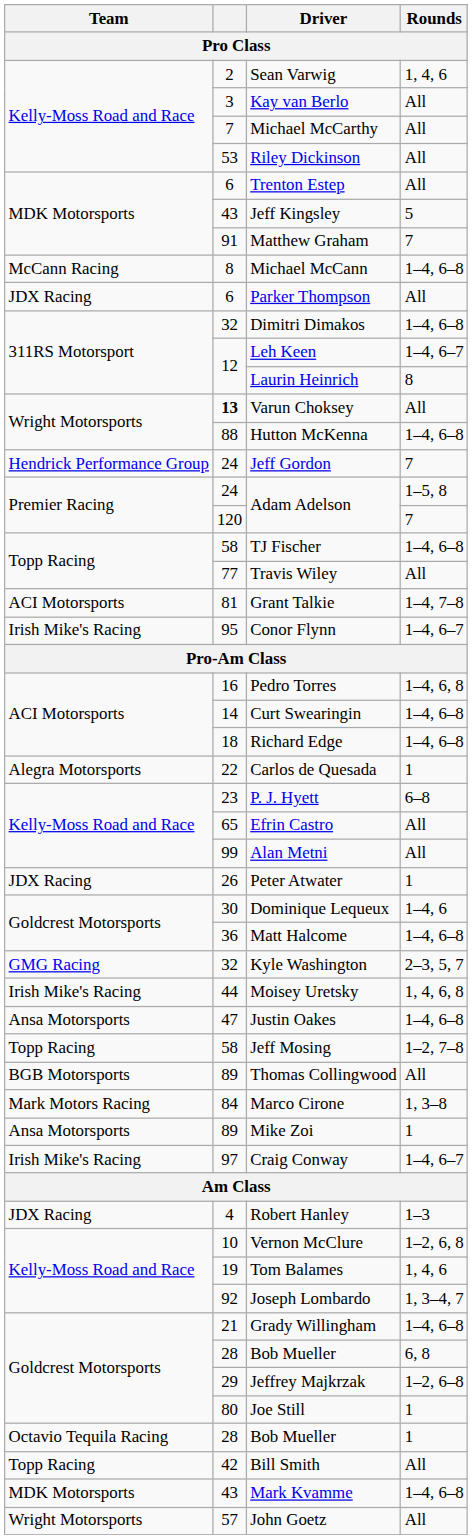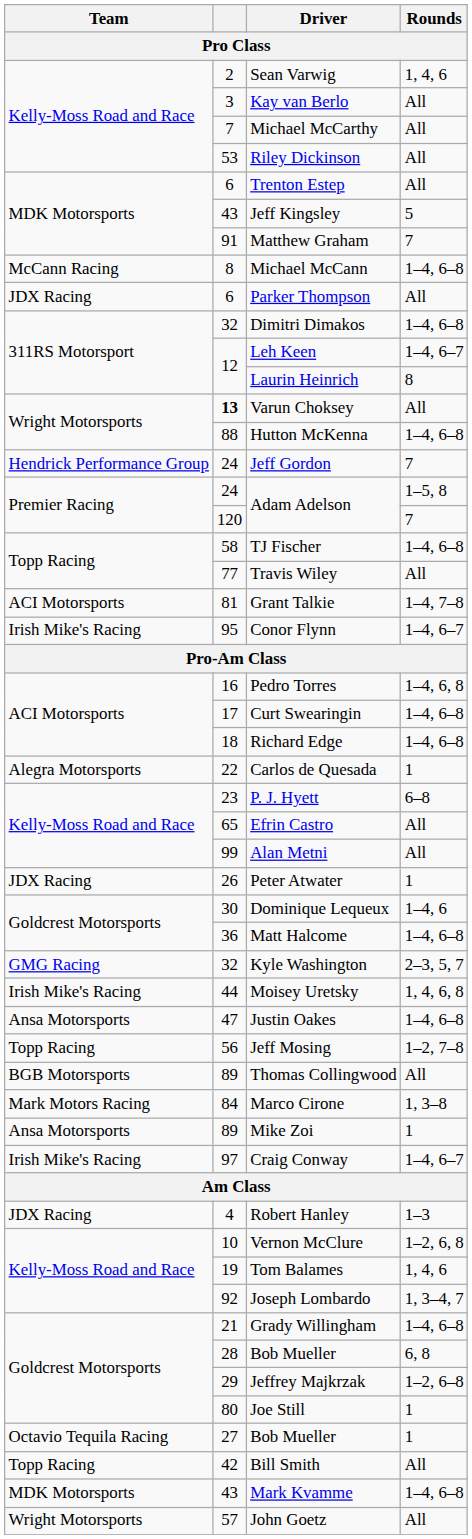(230, 713) 14 -> (230, 713) 17
(230, 1047) 58 -> (230, 1047) 56
(230, 1436) 28 -> (230, 1436) 27
